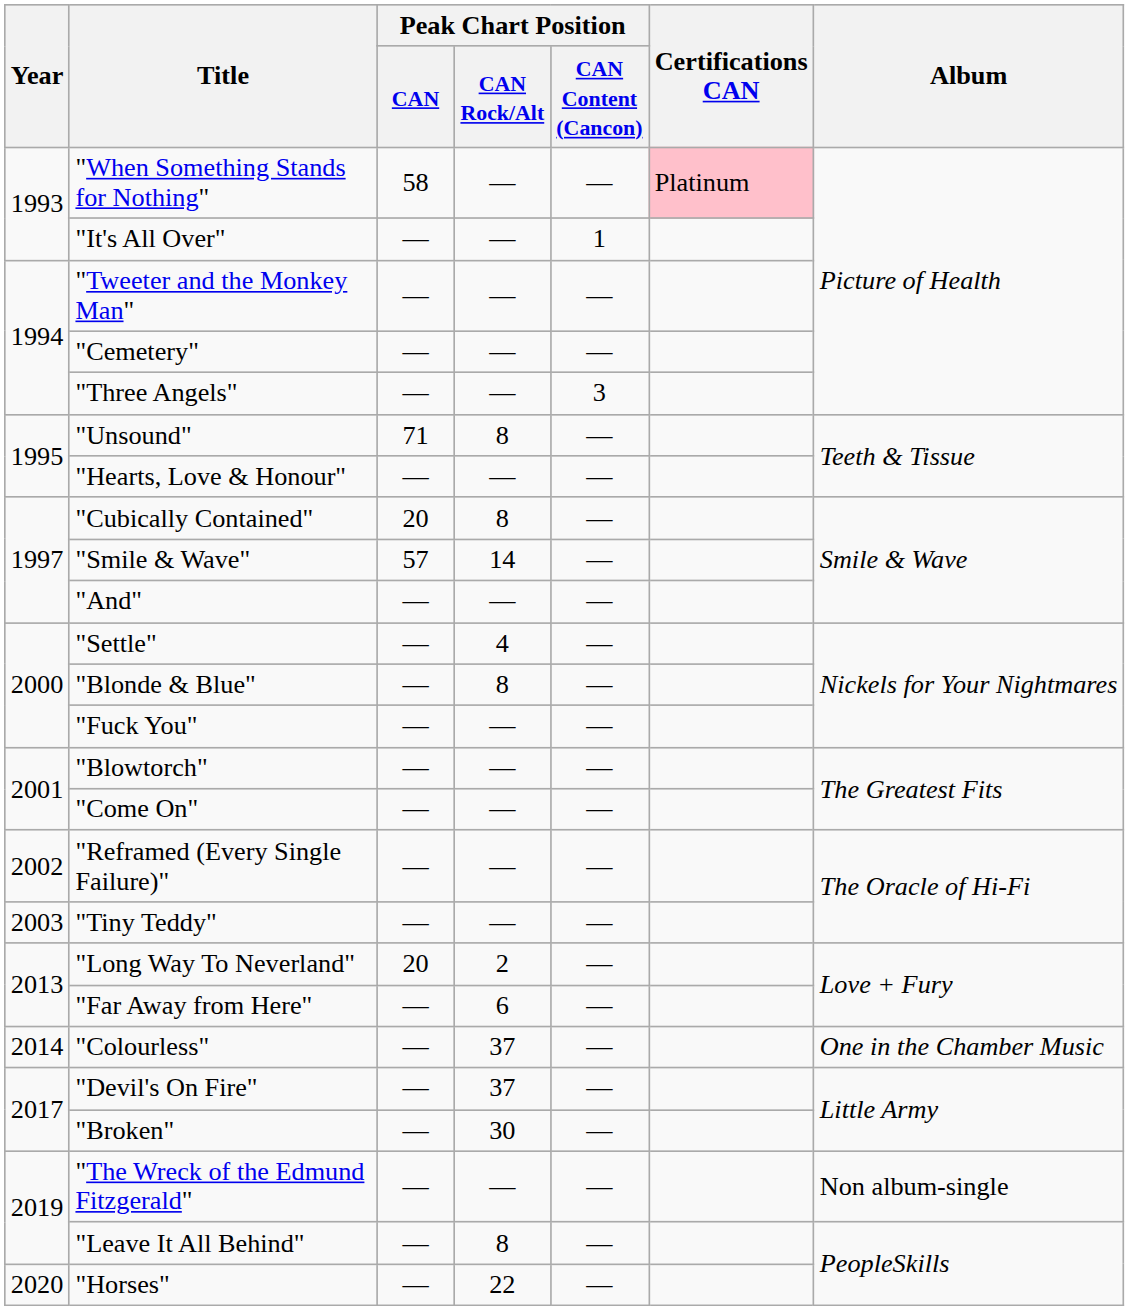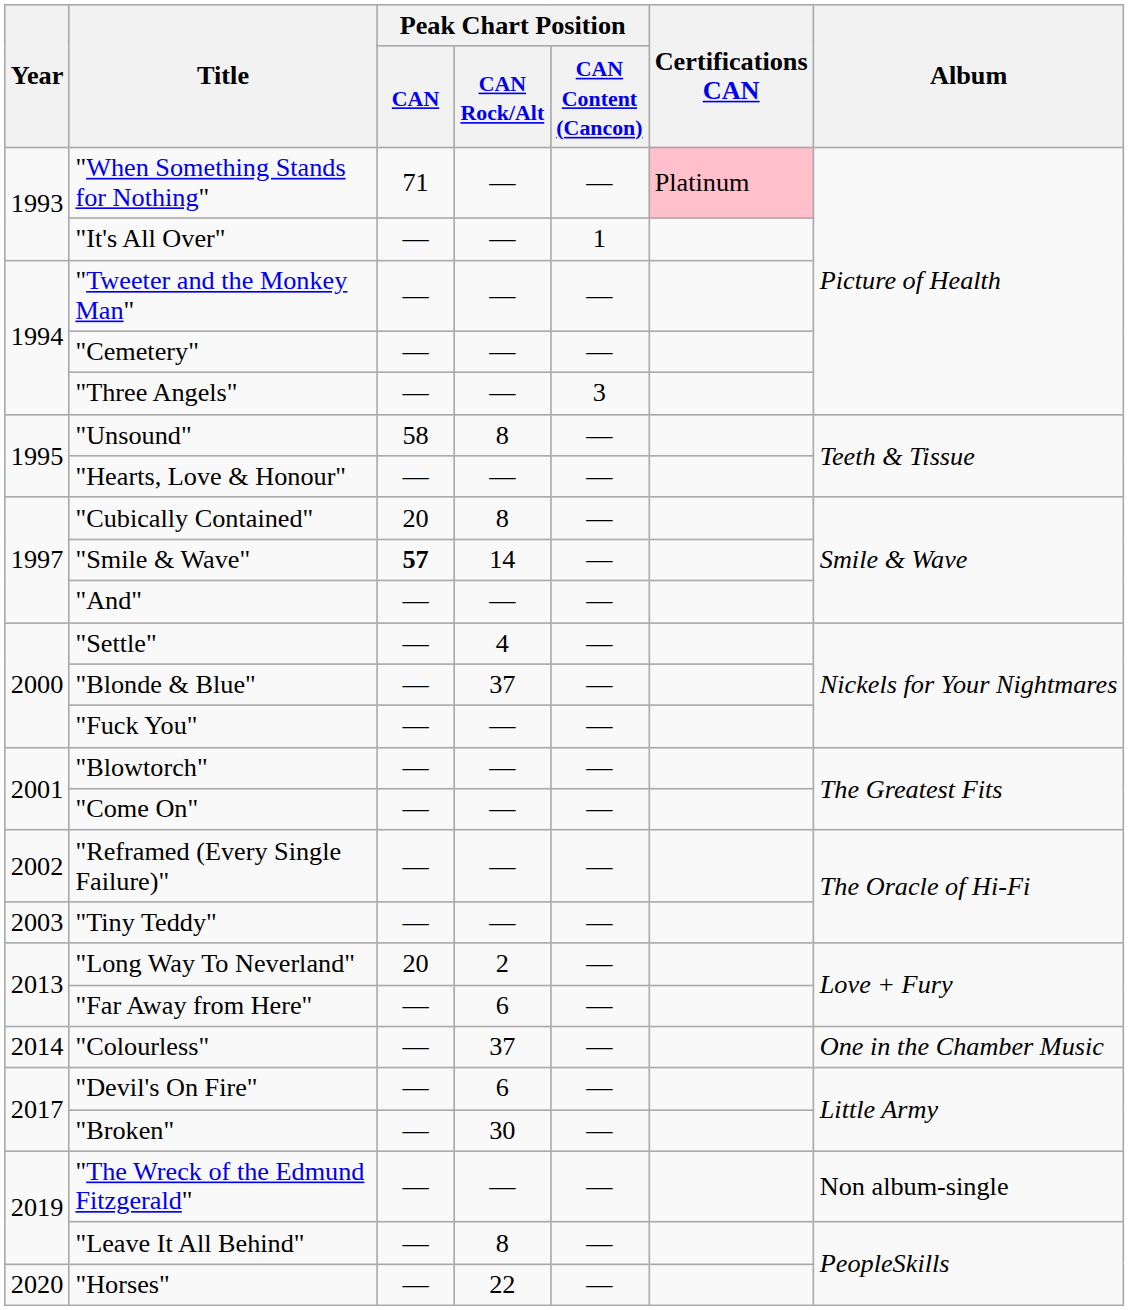(416, 182) 58 -> (416, 182) 71
(416, 434) 71 -> (416, 434) 58
(416, 559) normal -> (416, 559) bold
(502, 684) 8 -> (502, 684) 37
(502, 1088) 37 -> (502, 1088) 6
